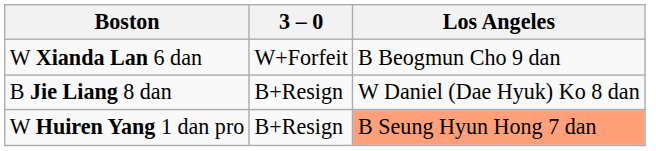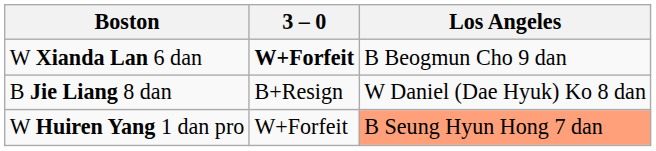(301, 57) normal -> (304, 57) bold
(299, 127) B+Resign -> (301, 127) W+Forfeit
